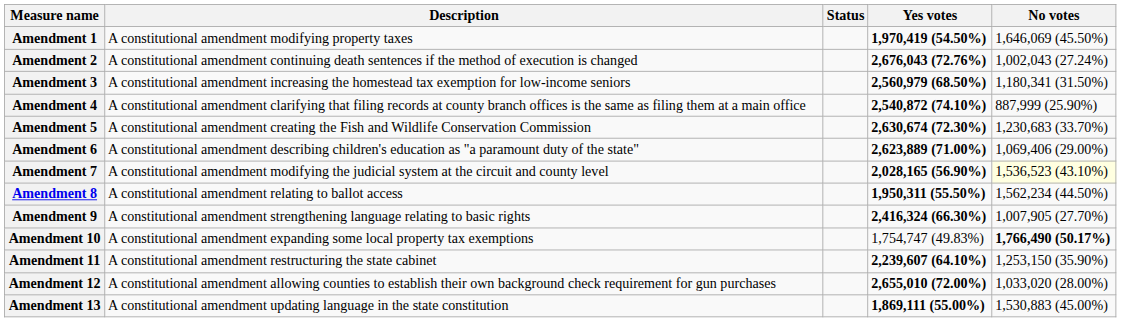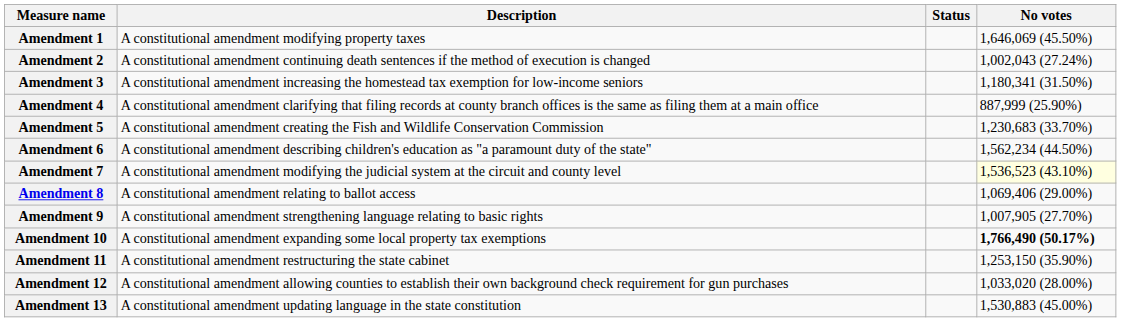- column: (930, 15)
(1052, 149) 1,069,406 (29.00%) -> (1036, 149) 1,562,234 (44.50%)
(1052, 194) 1,562,234 (44.50%) -> (1036, 194) 1,069,406 (29.00%)
